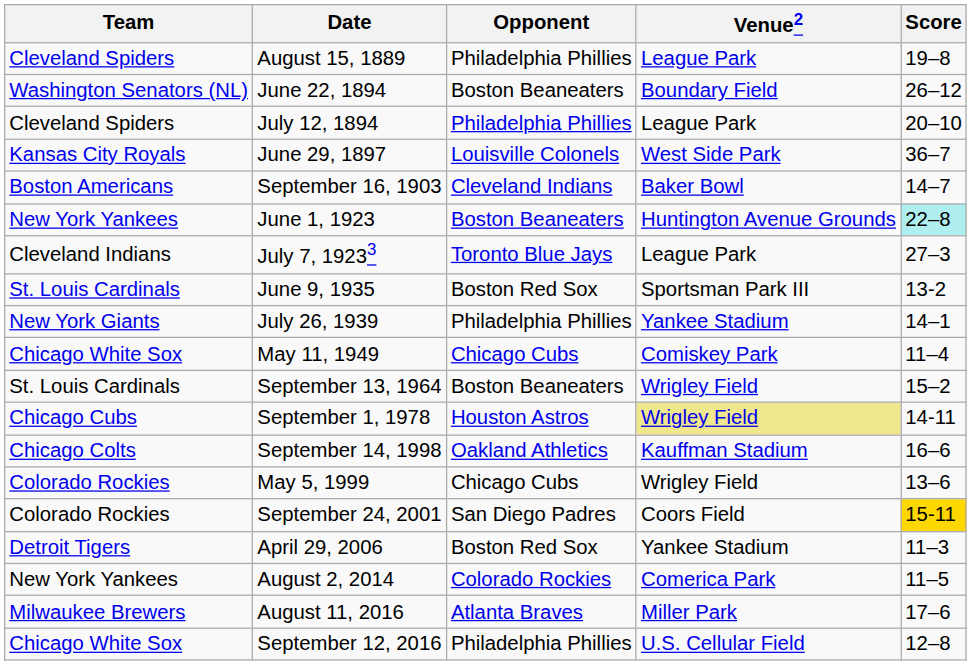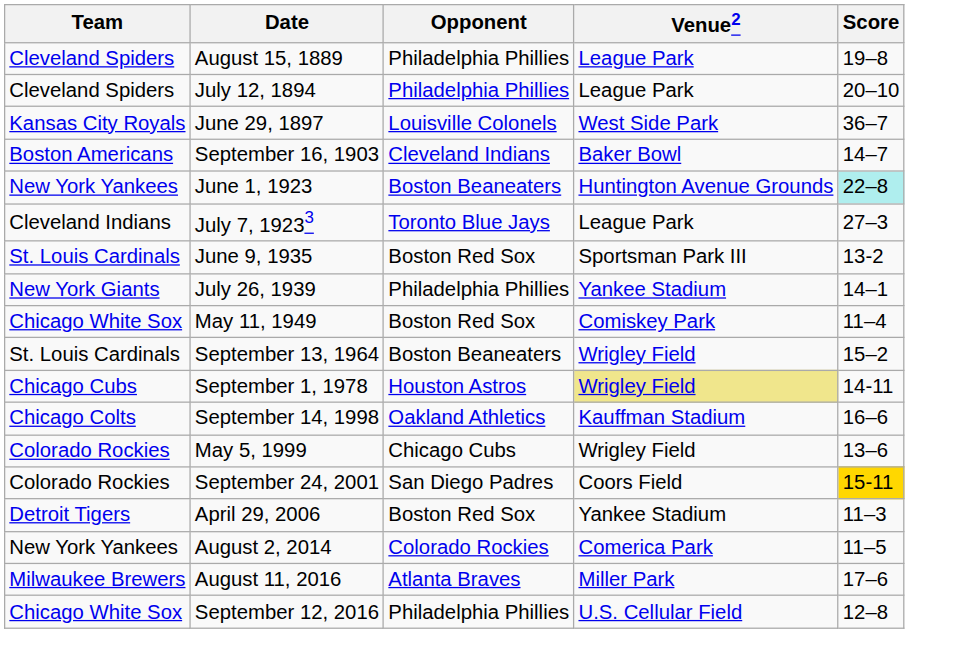- row: (322, 90)
(515, 353) Chicago Cubs -> (462, 321) Boston Red Sox
